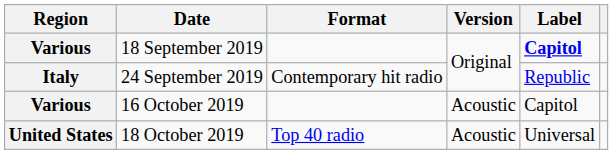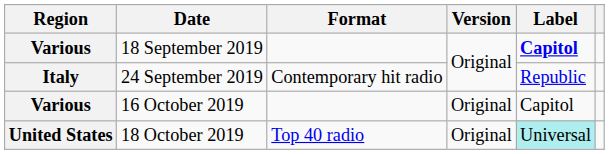(483, 105) Acoustic -> (481, 105) Original
(483, 134) Acoustic -> (481, 134) Original
(560, 134) no background -> (556, 134) paleturquoise background
